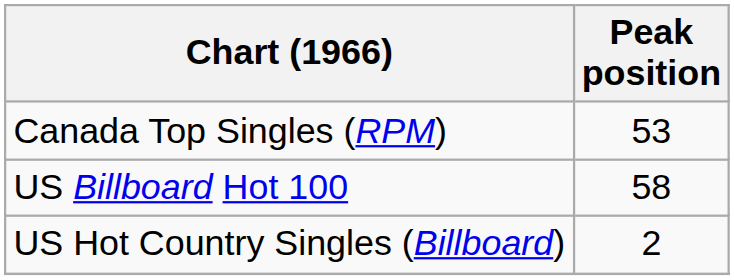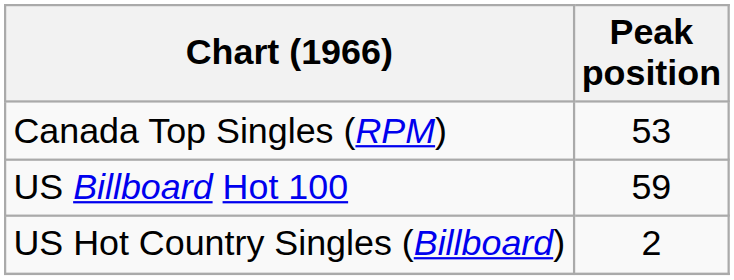(651, 186) 58 -> (651, 186) 59
